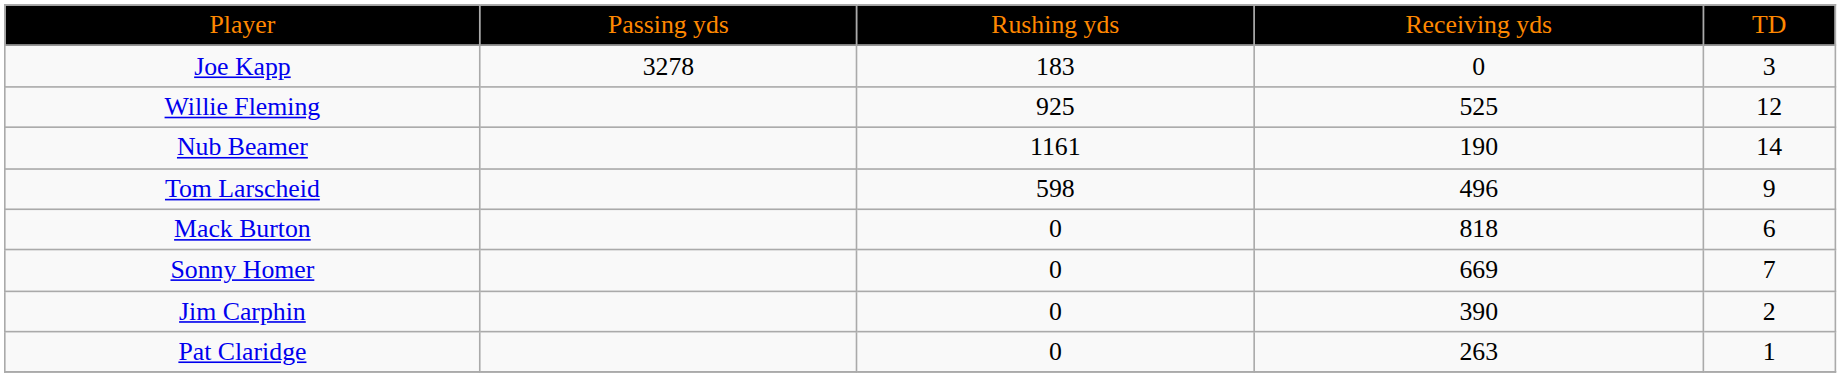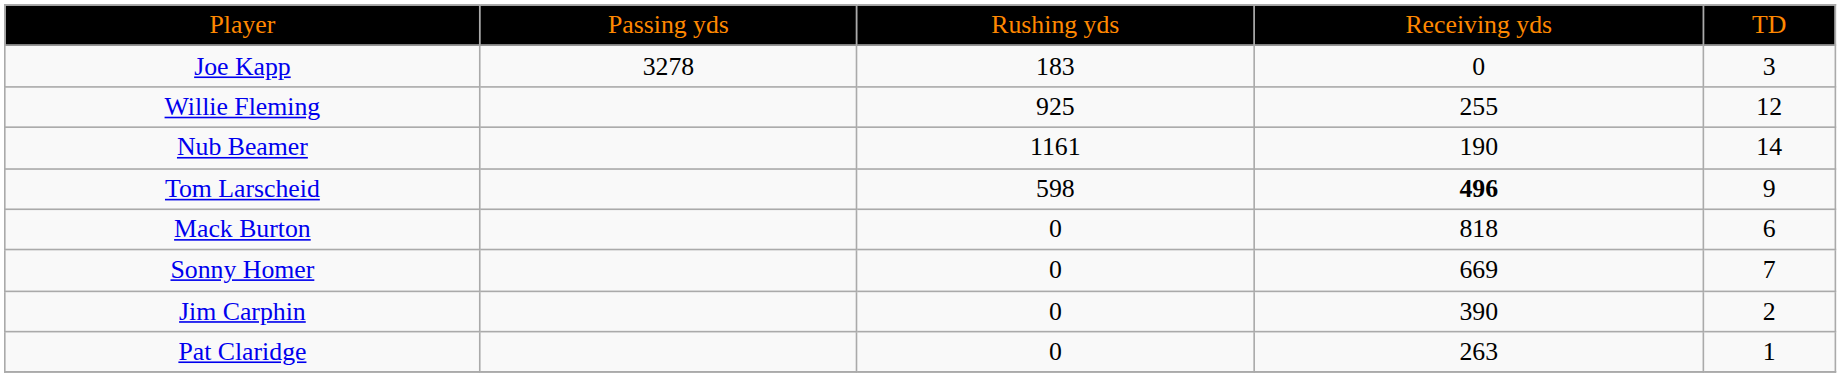(1479, 106) 525 -> (1479, 106) 255
(1479, 188) normal -> (1479, 188) bold
